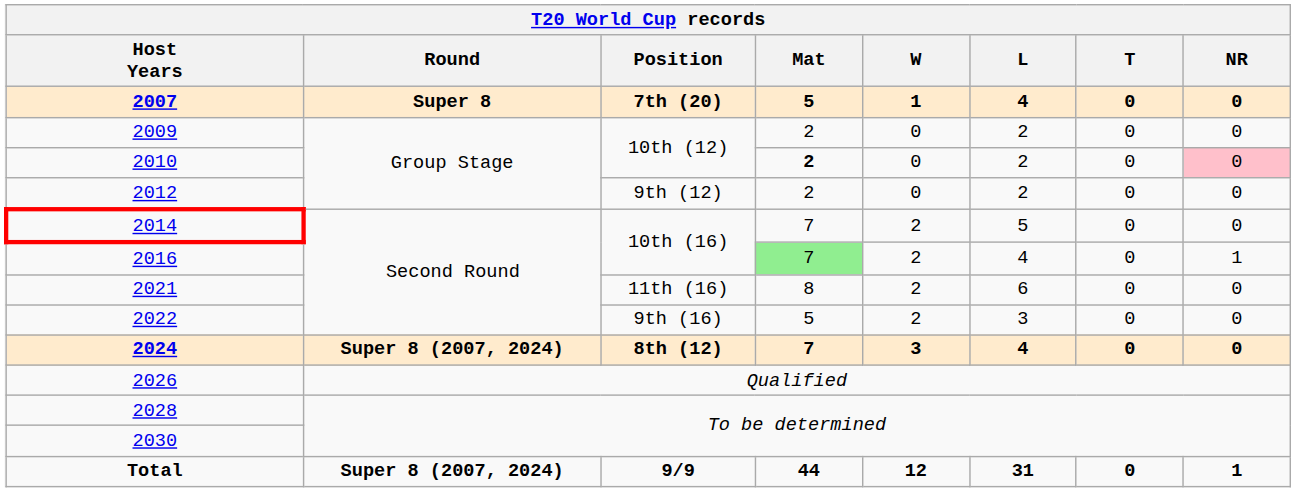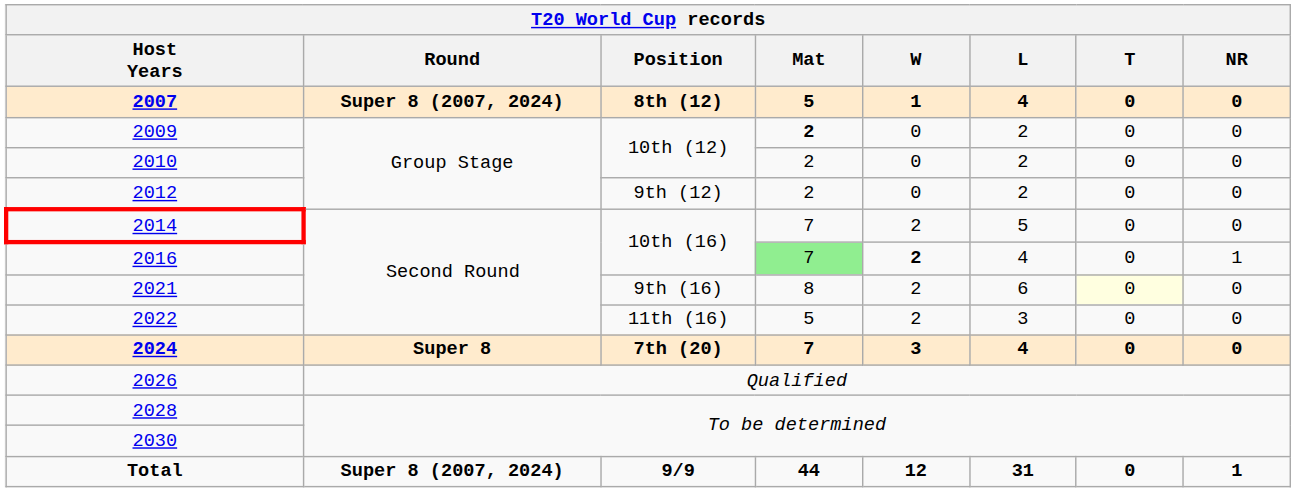(452, 102) Super 8 -> (452, 102) Super 8 (2007, 2024)
(678, 102) 7th (20) -> (678, 102) 8th (12)
(809, 132) normal -> (809, 132) bold
(809, 163) bold -> (809, 163) normal
(1237, 163) pink background -> (1237, 163) no background
(916, 258) normal -> (916, 258) bold
(678, 289) 11th (16) -> (678, 289) 9th (16)
(1130, 289) no background -> (1130, 289) lightyellow background
(678, 320) 9th (16) -> (678, 320) 11th (16)
(452, 350) Super 8 (2007, 2024) -> (452, 350) Super 8
(678, 350) 8th (12) -> (678, 350) 7th (20)
